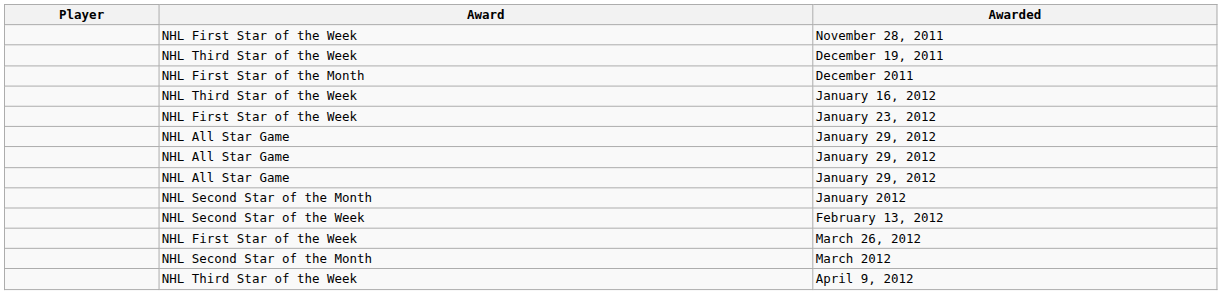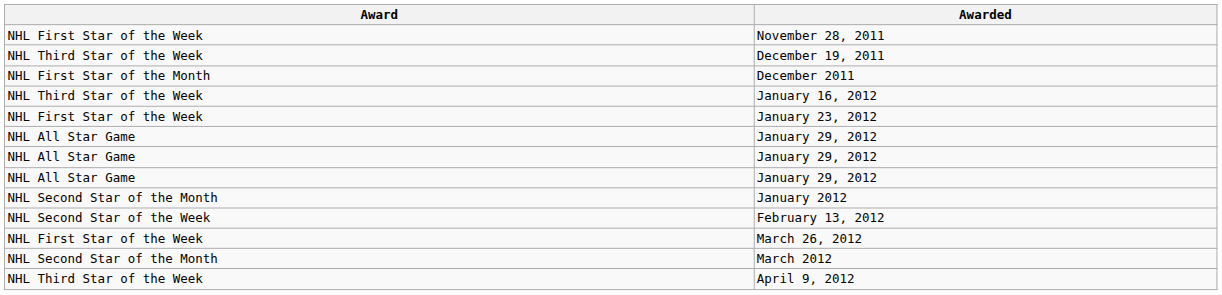- column: (82, 15)
